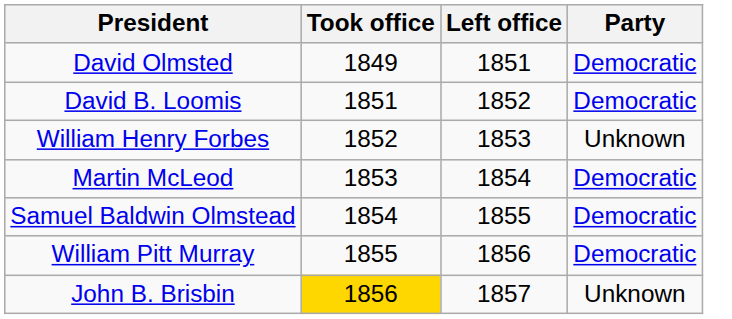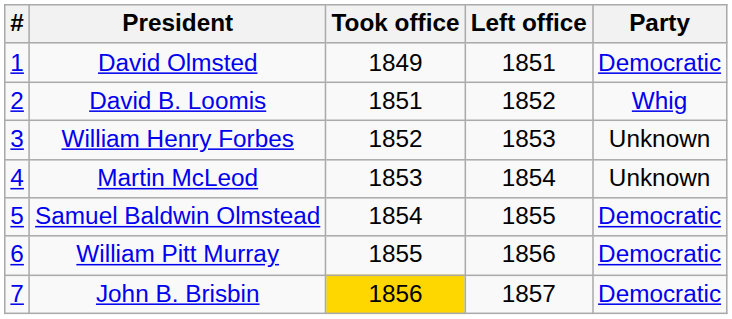+ column: (17, 23)
(635, 100) Democratic -> (660, 100) Whig
(635, 178) Democratic -> (660, 178) Unknown
(635, 293) Unknown -> (660, 293) Democratic
